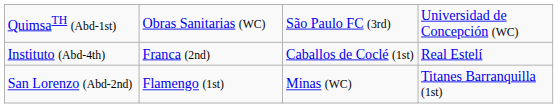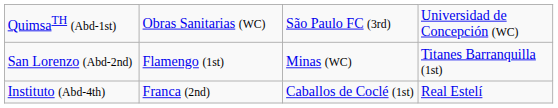rows swapped: (70, 84) <-> (56, 53)
